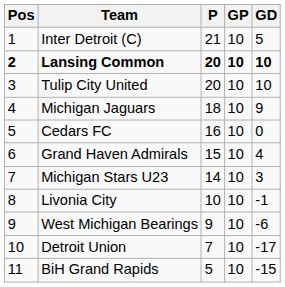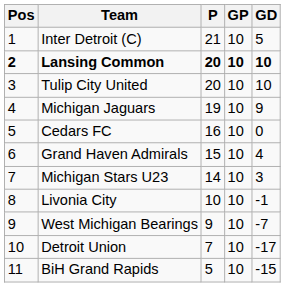(213, 108) 18 -> (213, 108) 19
(262, 223) -6 -> (262, 223) -7
